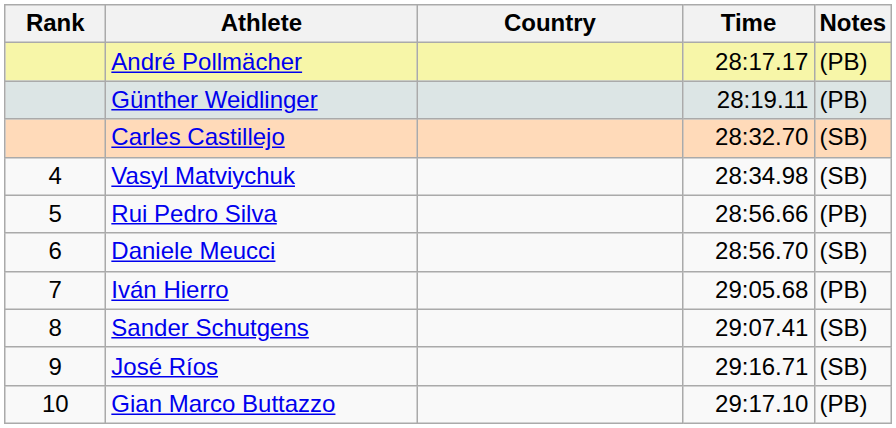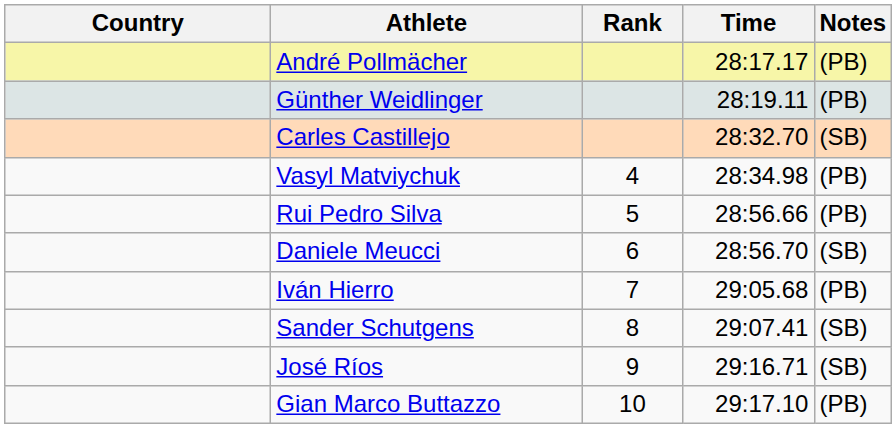columns swapped: (55, 23) <-> (550, 23)
(844, 175) (SB) -> (844, 175) (PB)
